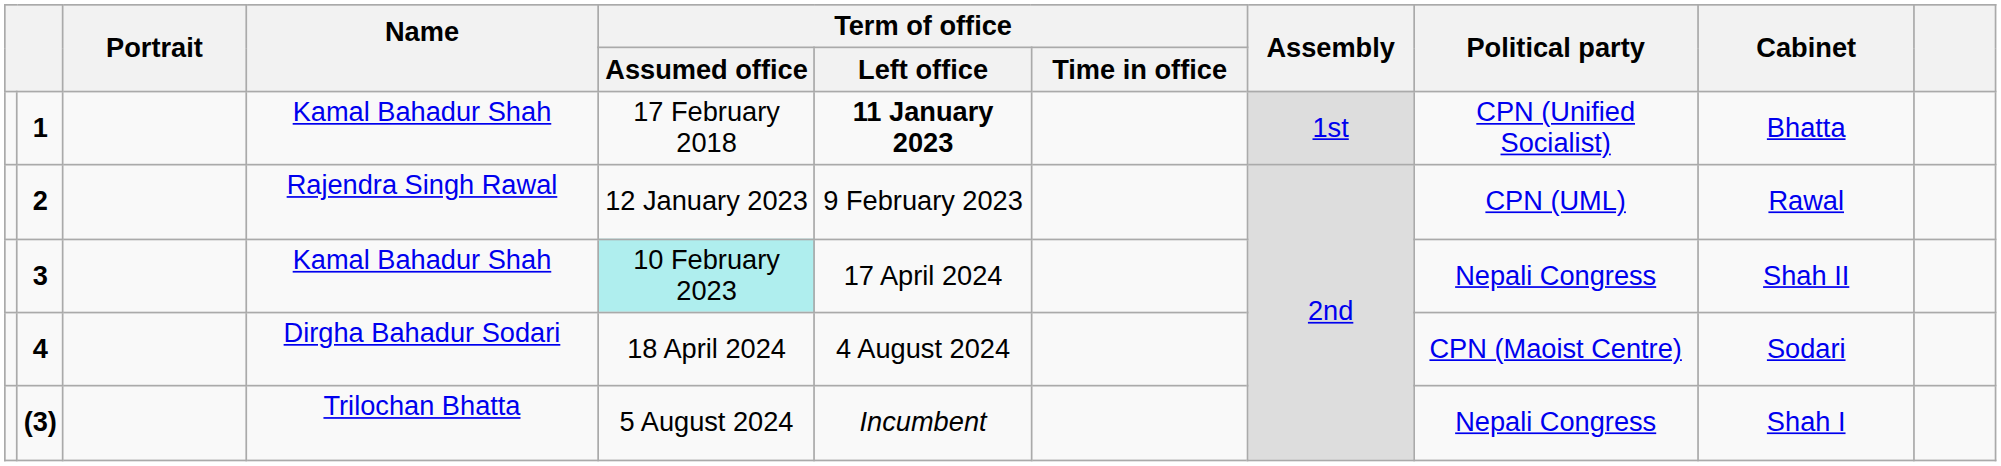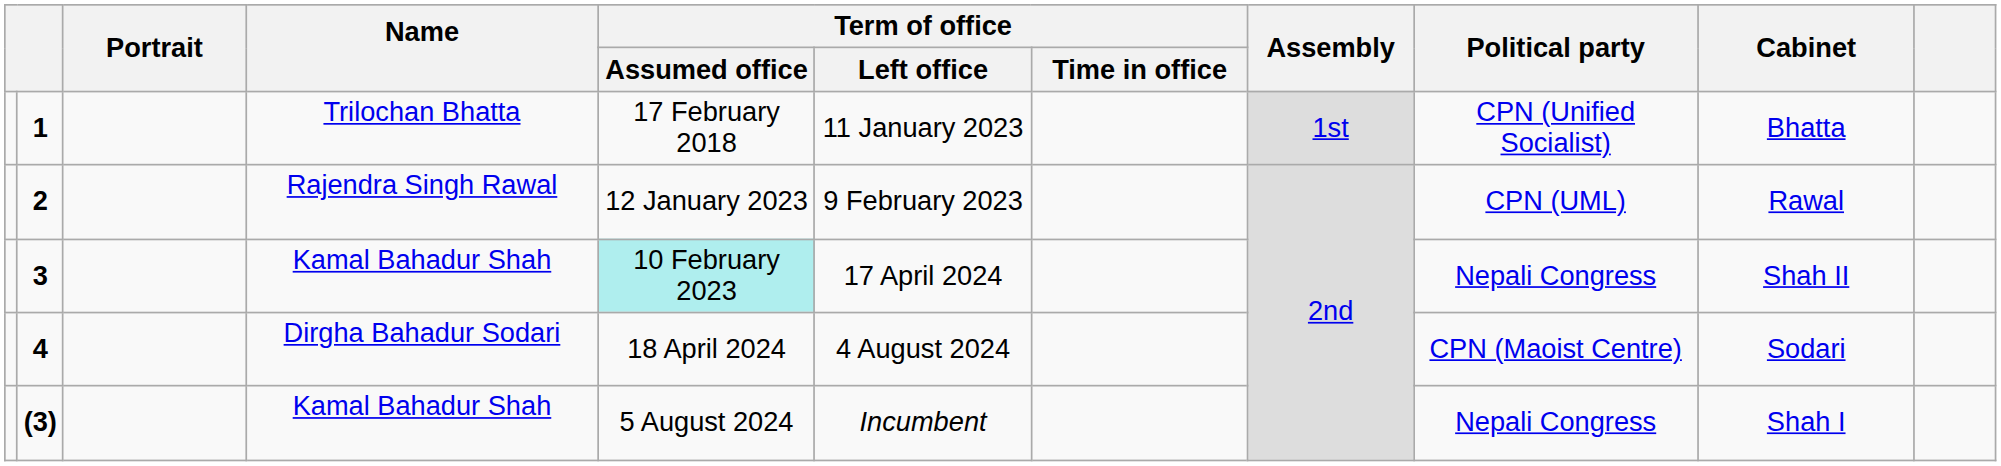(422, 112) Kamal Bahadur Shah -> (422, 112) Trilochan Bhatta
(923, 127) bold -> (923, 127) normal
(422, 407) Trilochan Bhatta -> (422, 407) Kamal Bahadur Shah
